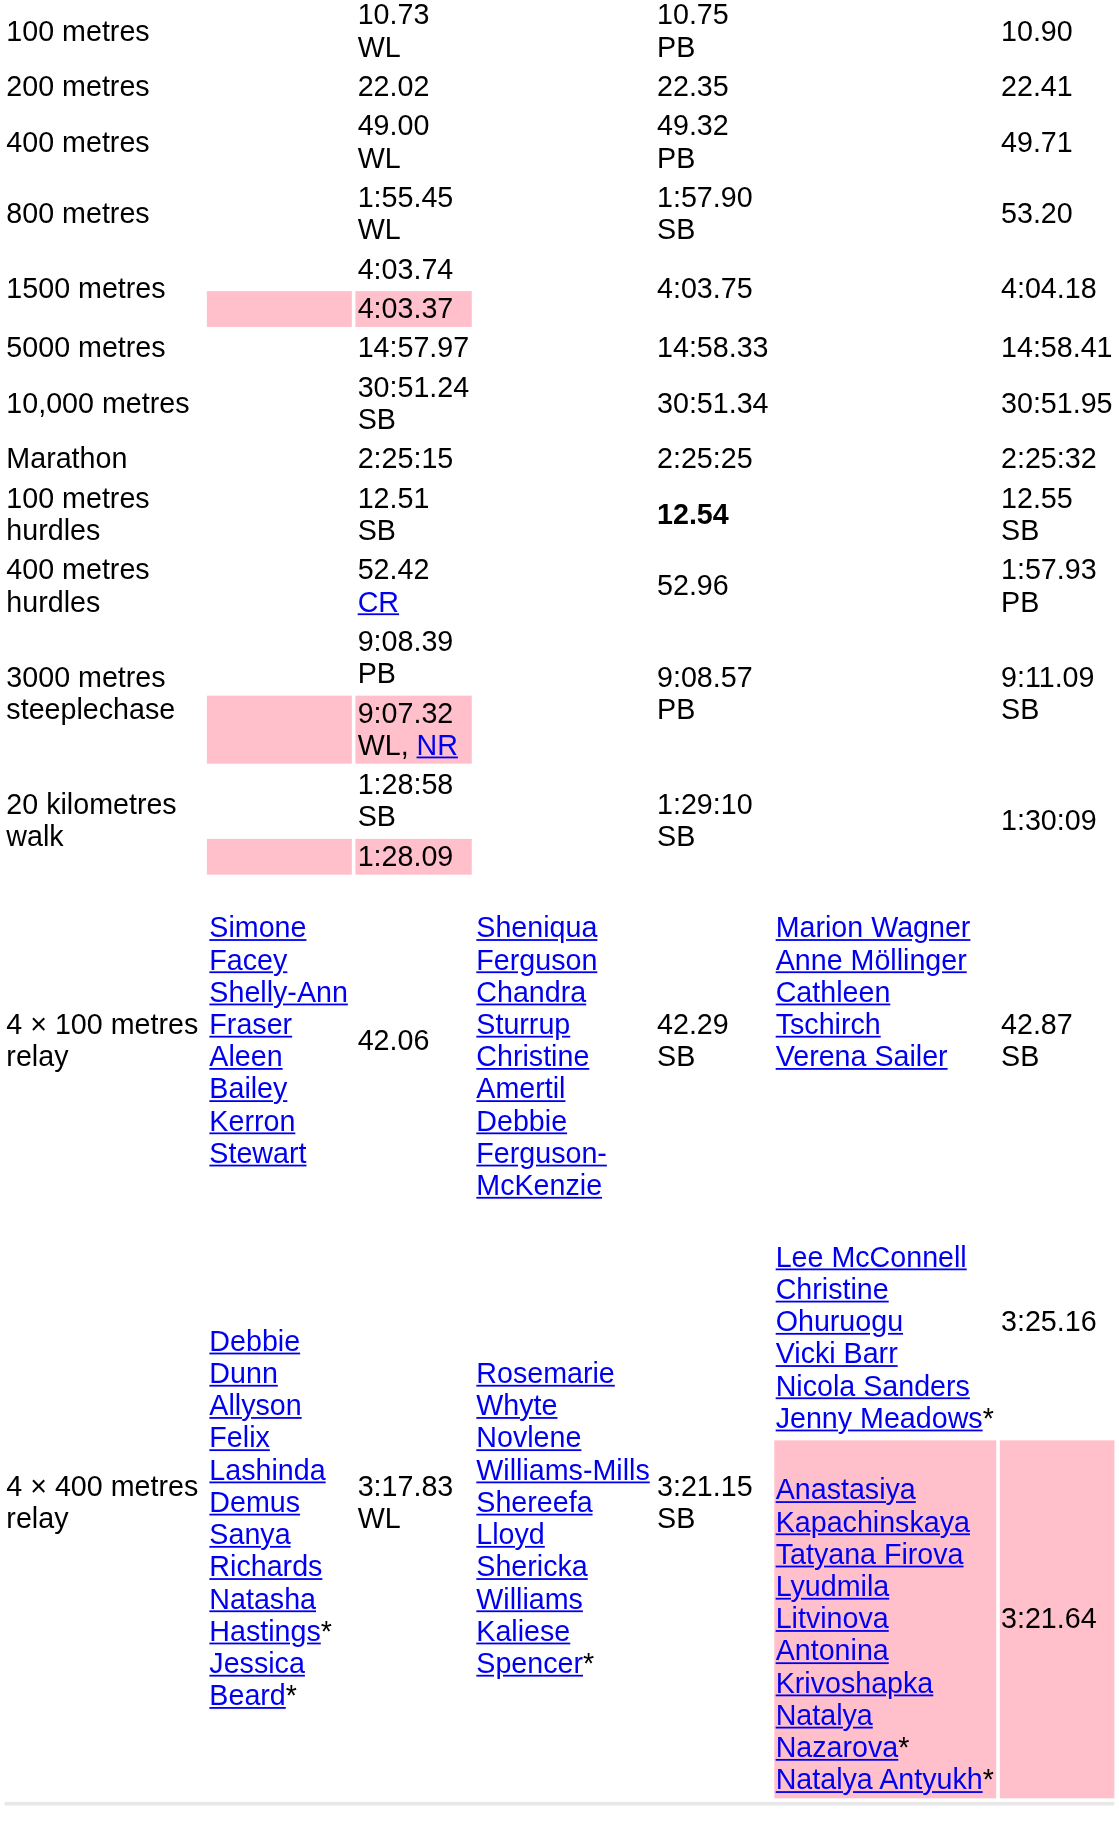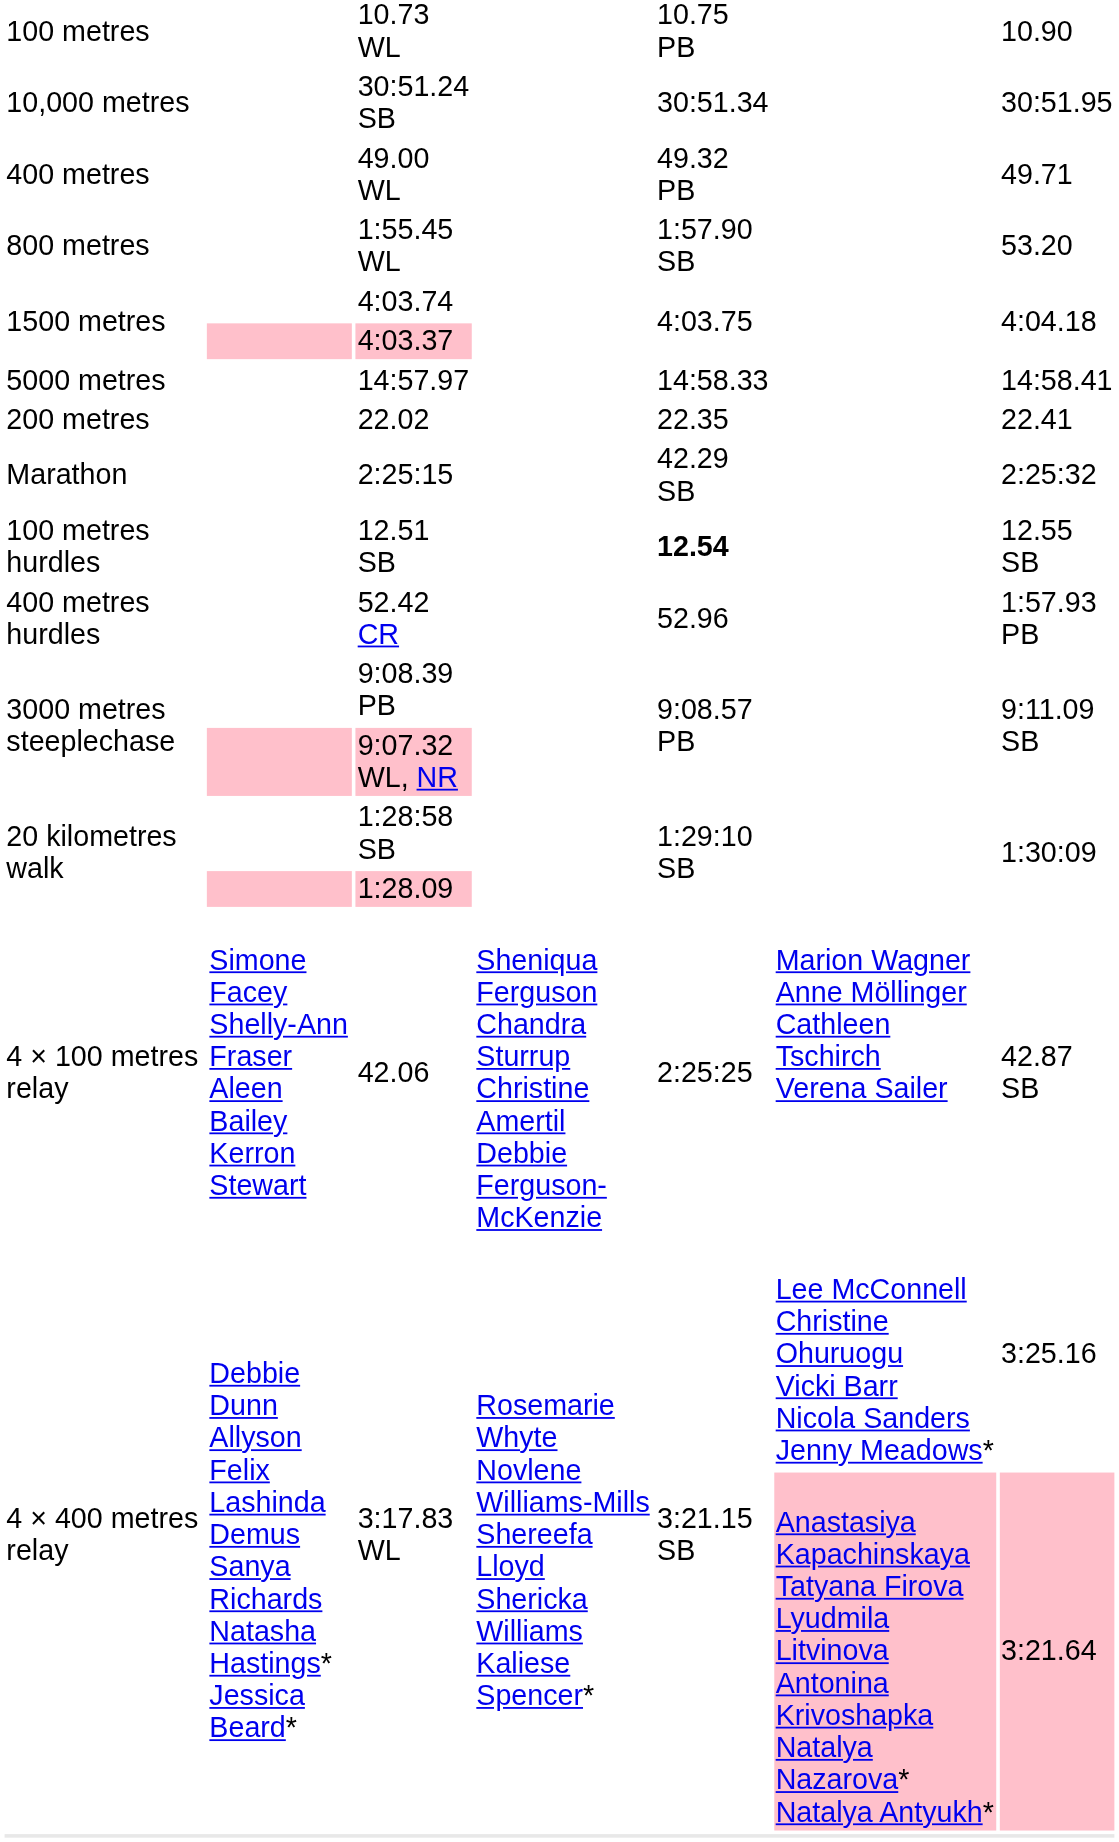rows swapped: (78, 86) <-> (98, 403)
(705, 459) 2:25:25 -> (693, 475) 42.29 SB
(693, 1040) 42.29 SB -> (705, 1072) 2:25:25
